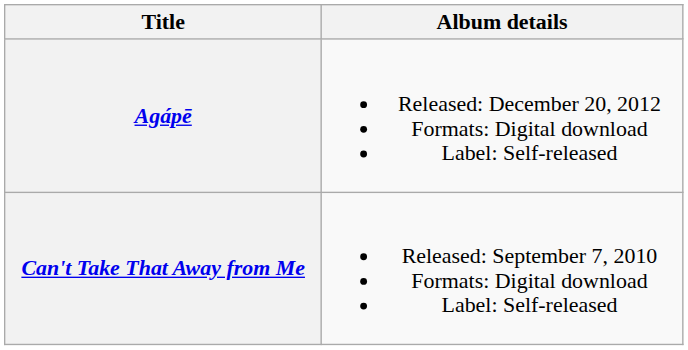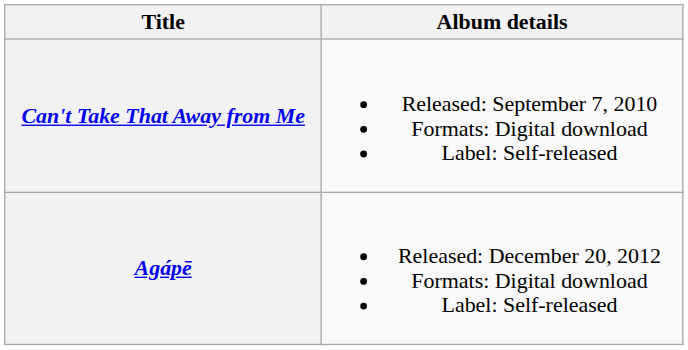rows swapped: (163, 268) <-> (163, 115)
